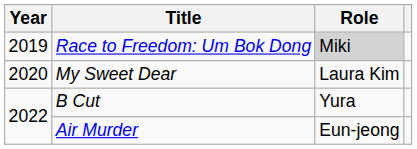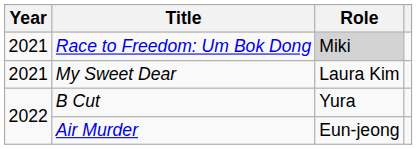(28, 46) 2019 -> (28, 46) 2021
(28, 74) 2020 -> (28, 74) 2021
